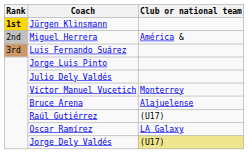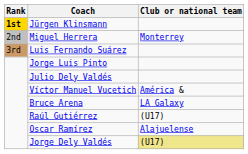(162, 37) América & -> (162, 37) Monterrey
(162, 90) Monterrey -> (162, 90) América &
(167, 103) Alajuelense -> (162, 103) LA Galaxy
(162, 129) LA Galaxy -> (167, 129) Alajuelense
